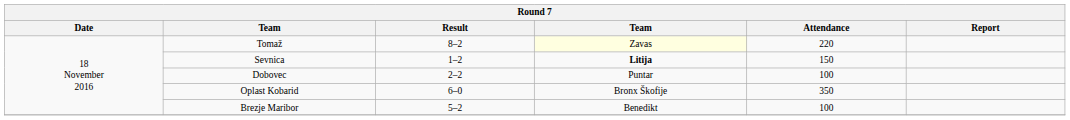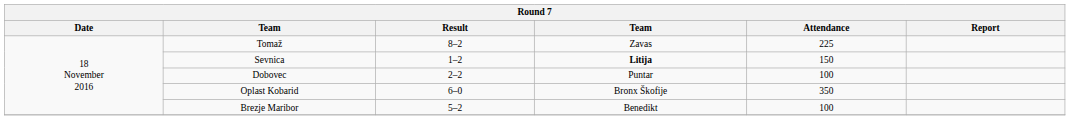(641, 44) lightyellow background -> (641, 44) no background
(826, 44) 220 -> (826, 44) 225
